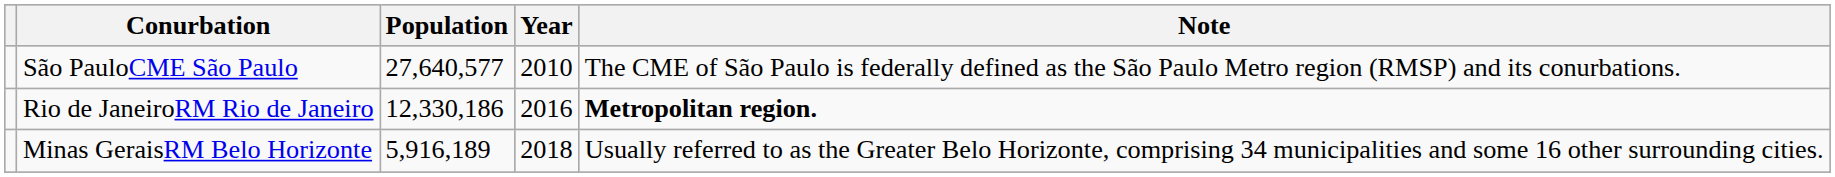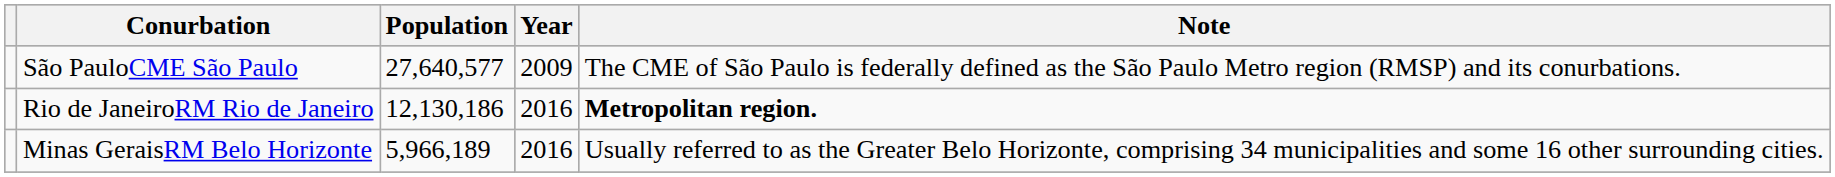(546, 66) 2010 -> (546, 66) 2009
(445, 108) 12,330,186 -> (445, 108) 12,130,186
(438, 150) 5,916,189 -> (438, 150) 5,966,189
(546, 150) 2018 -> (546, 150) 2016
